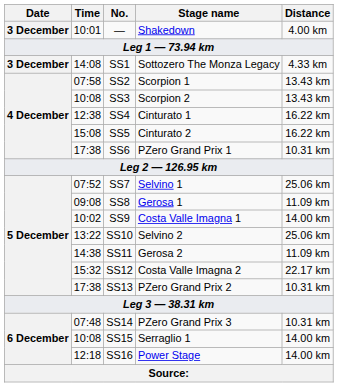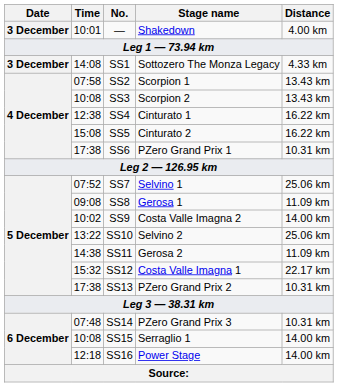(190, 218) Costa Valle Imagna 1 -> (190, 218) Costa Valle Imagna 2
(190, 270) Costa Valle Imagna 2 -> (190, 270) Costa Valle Imagna 1
